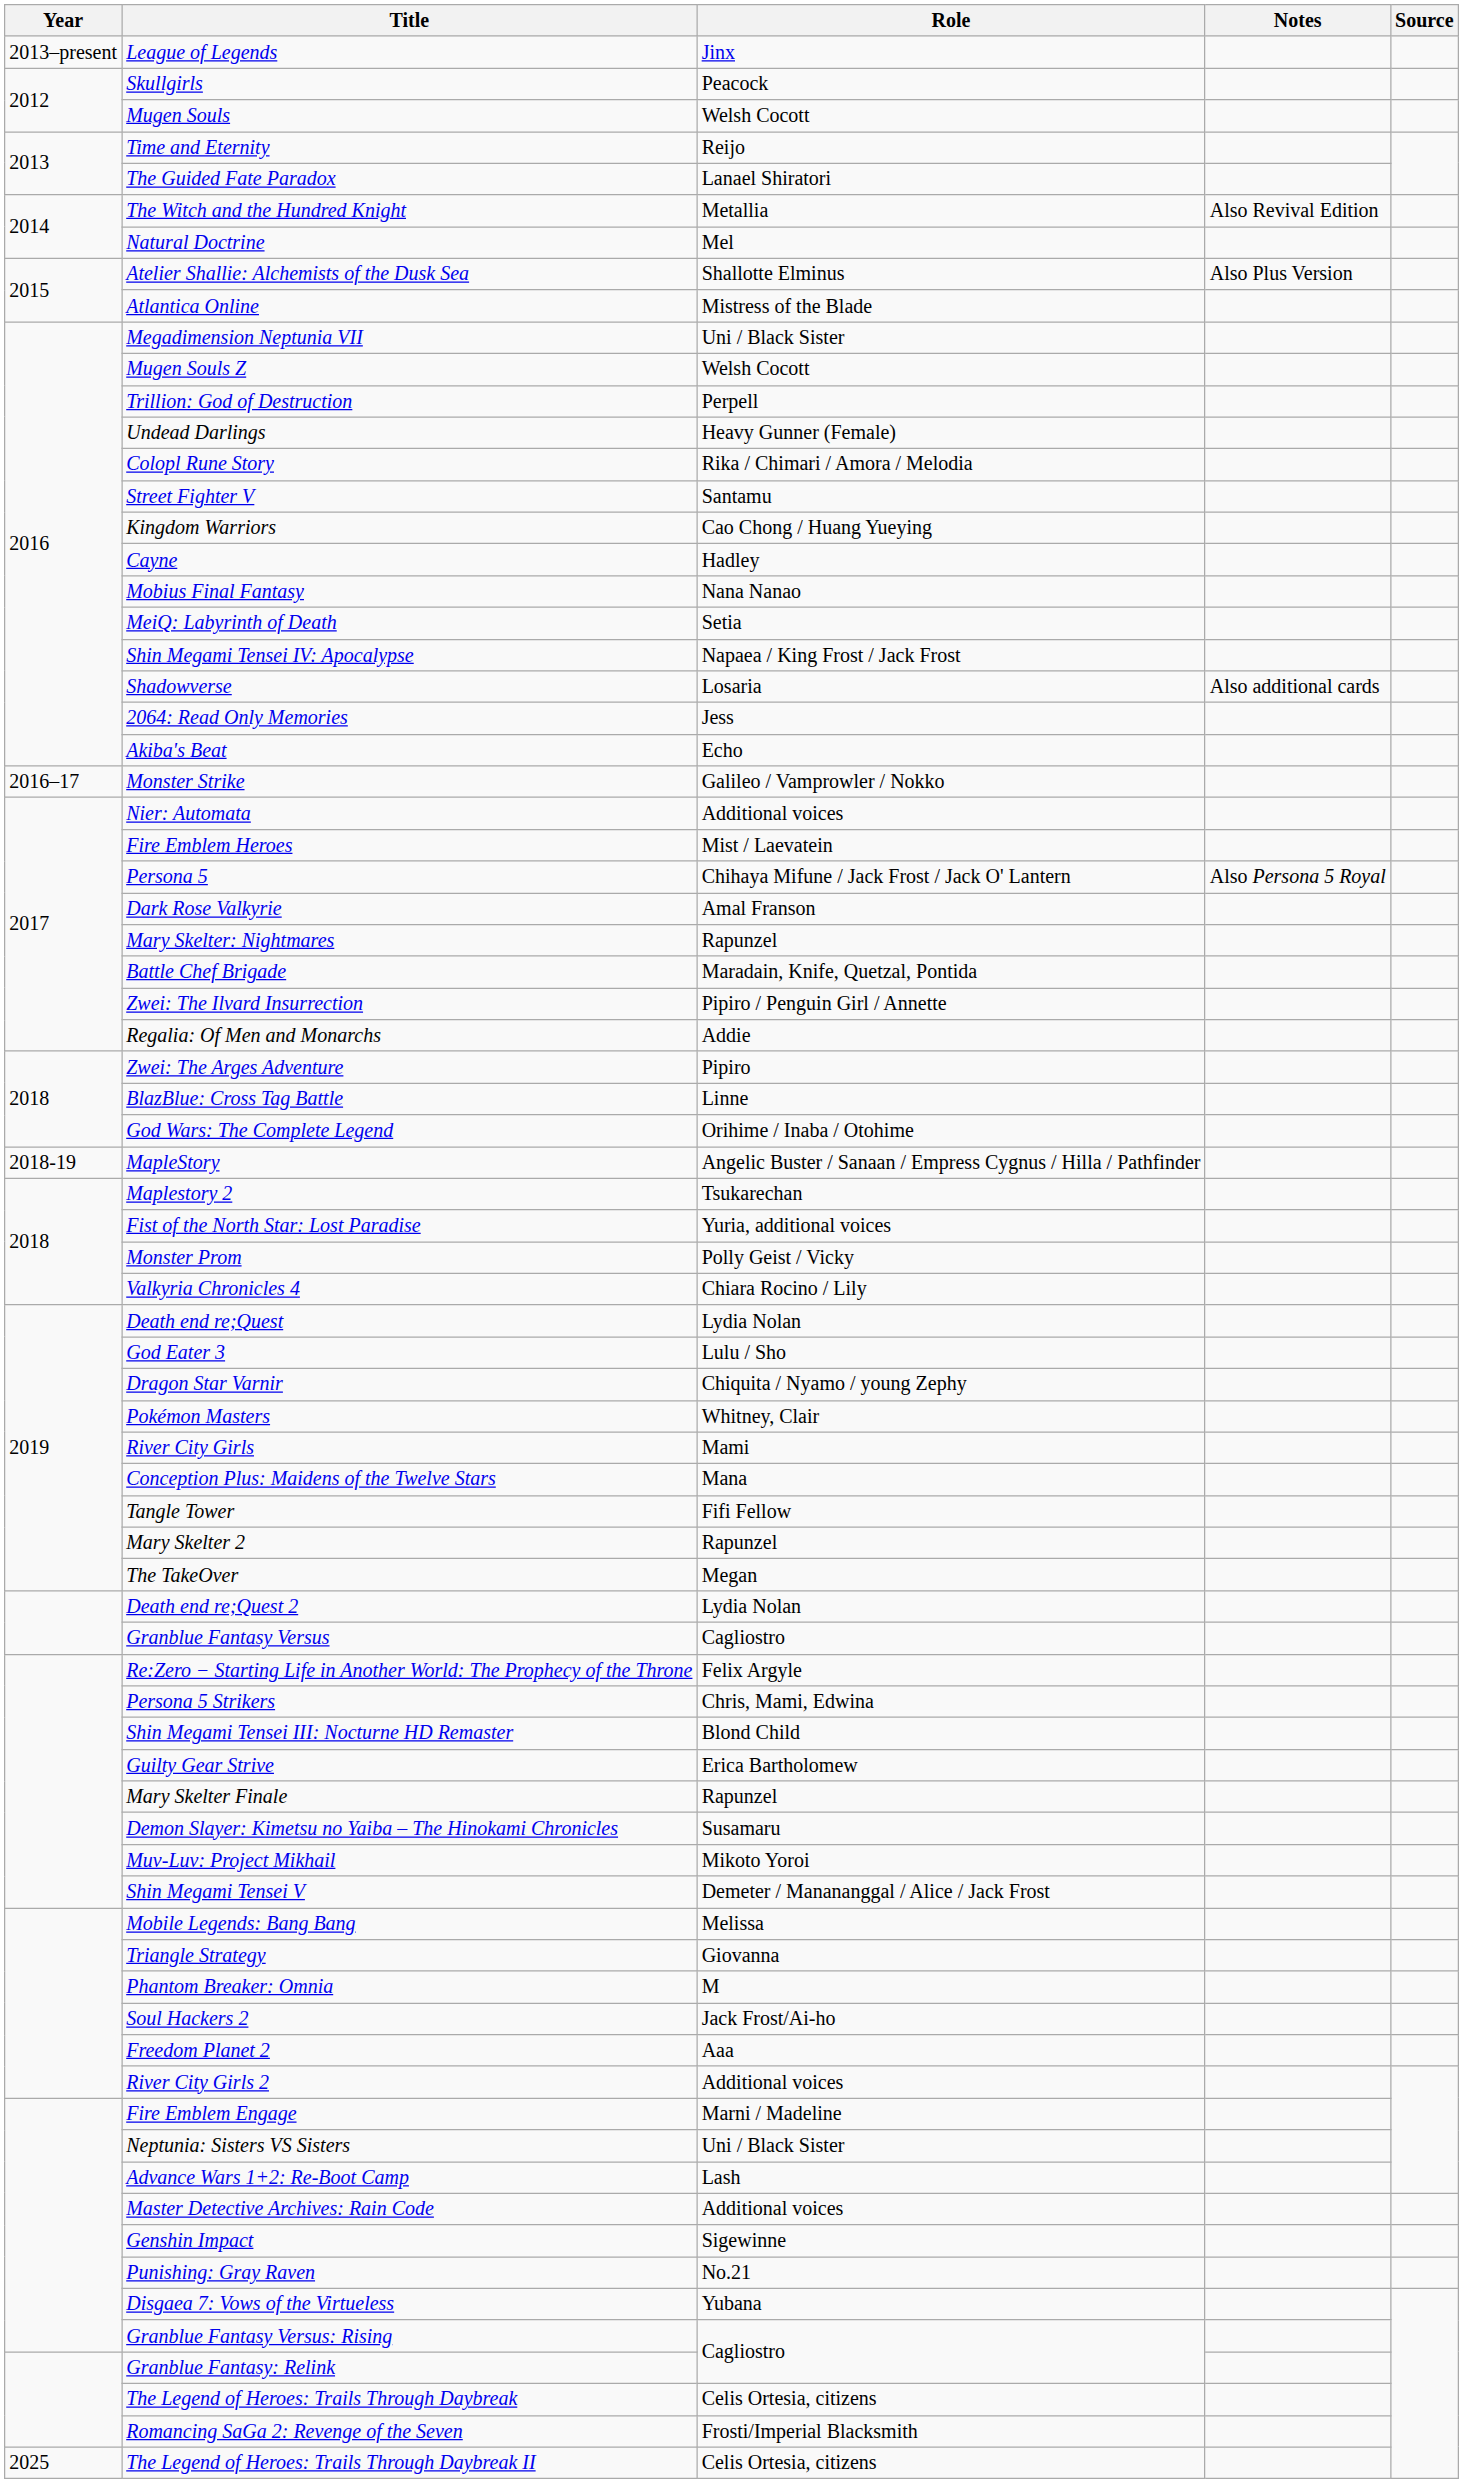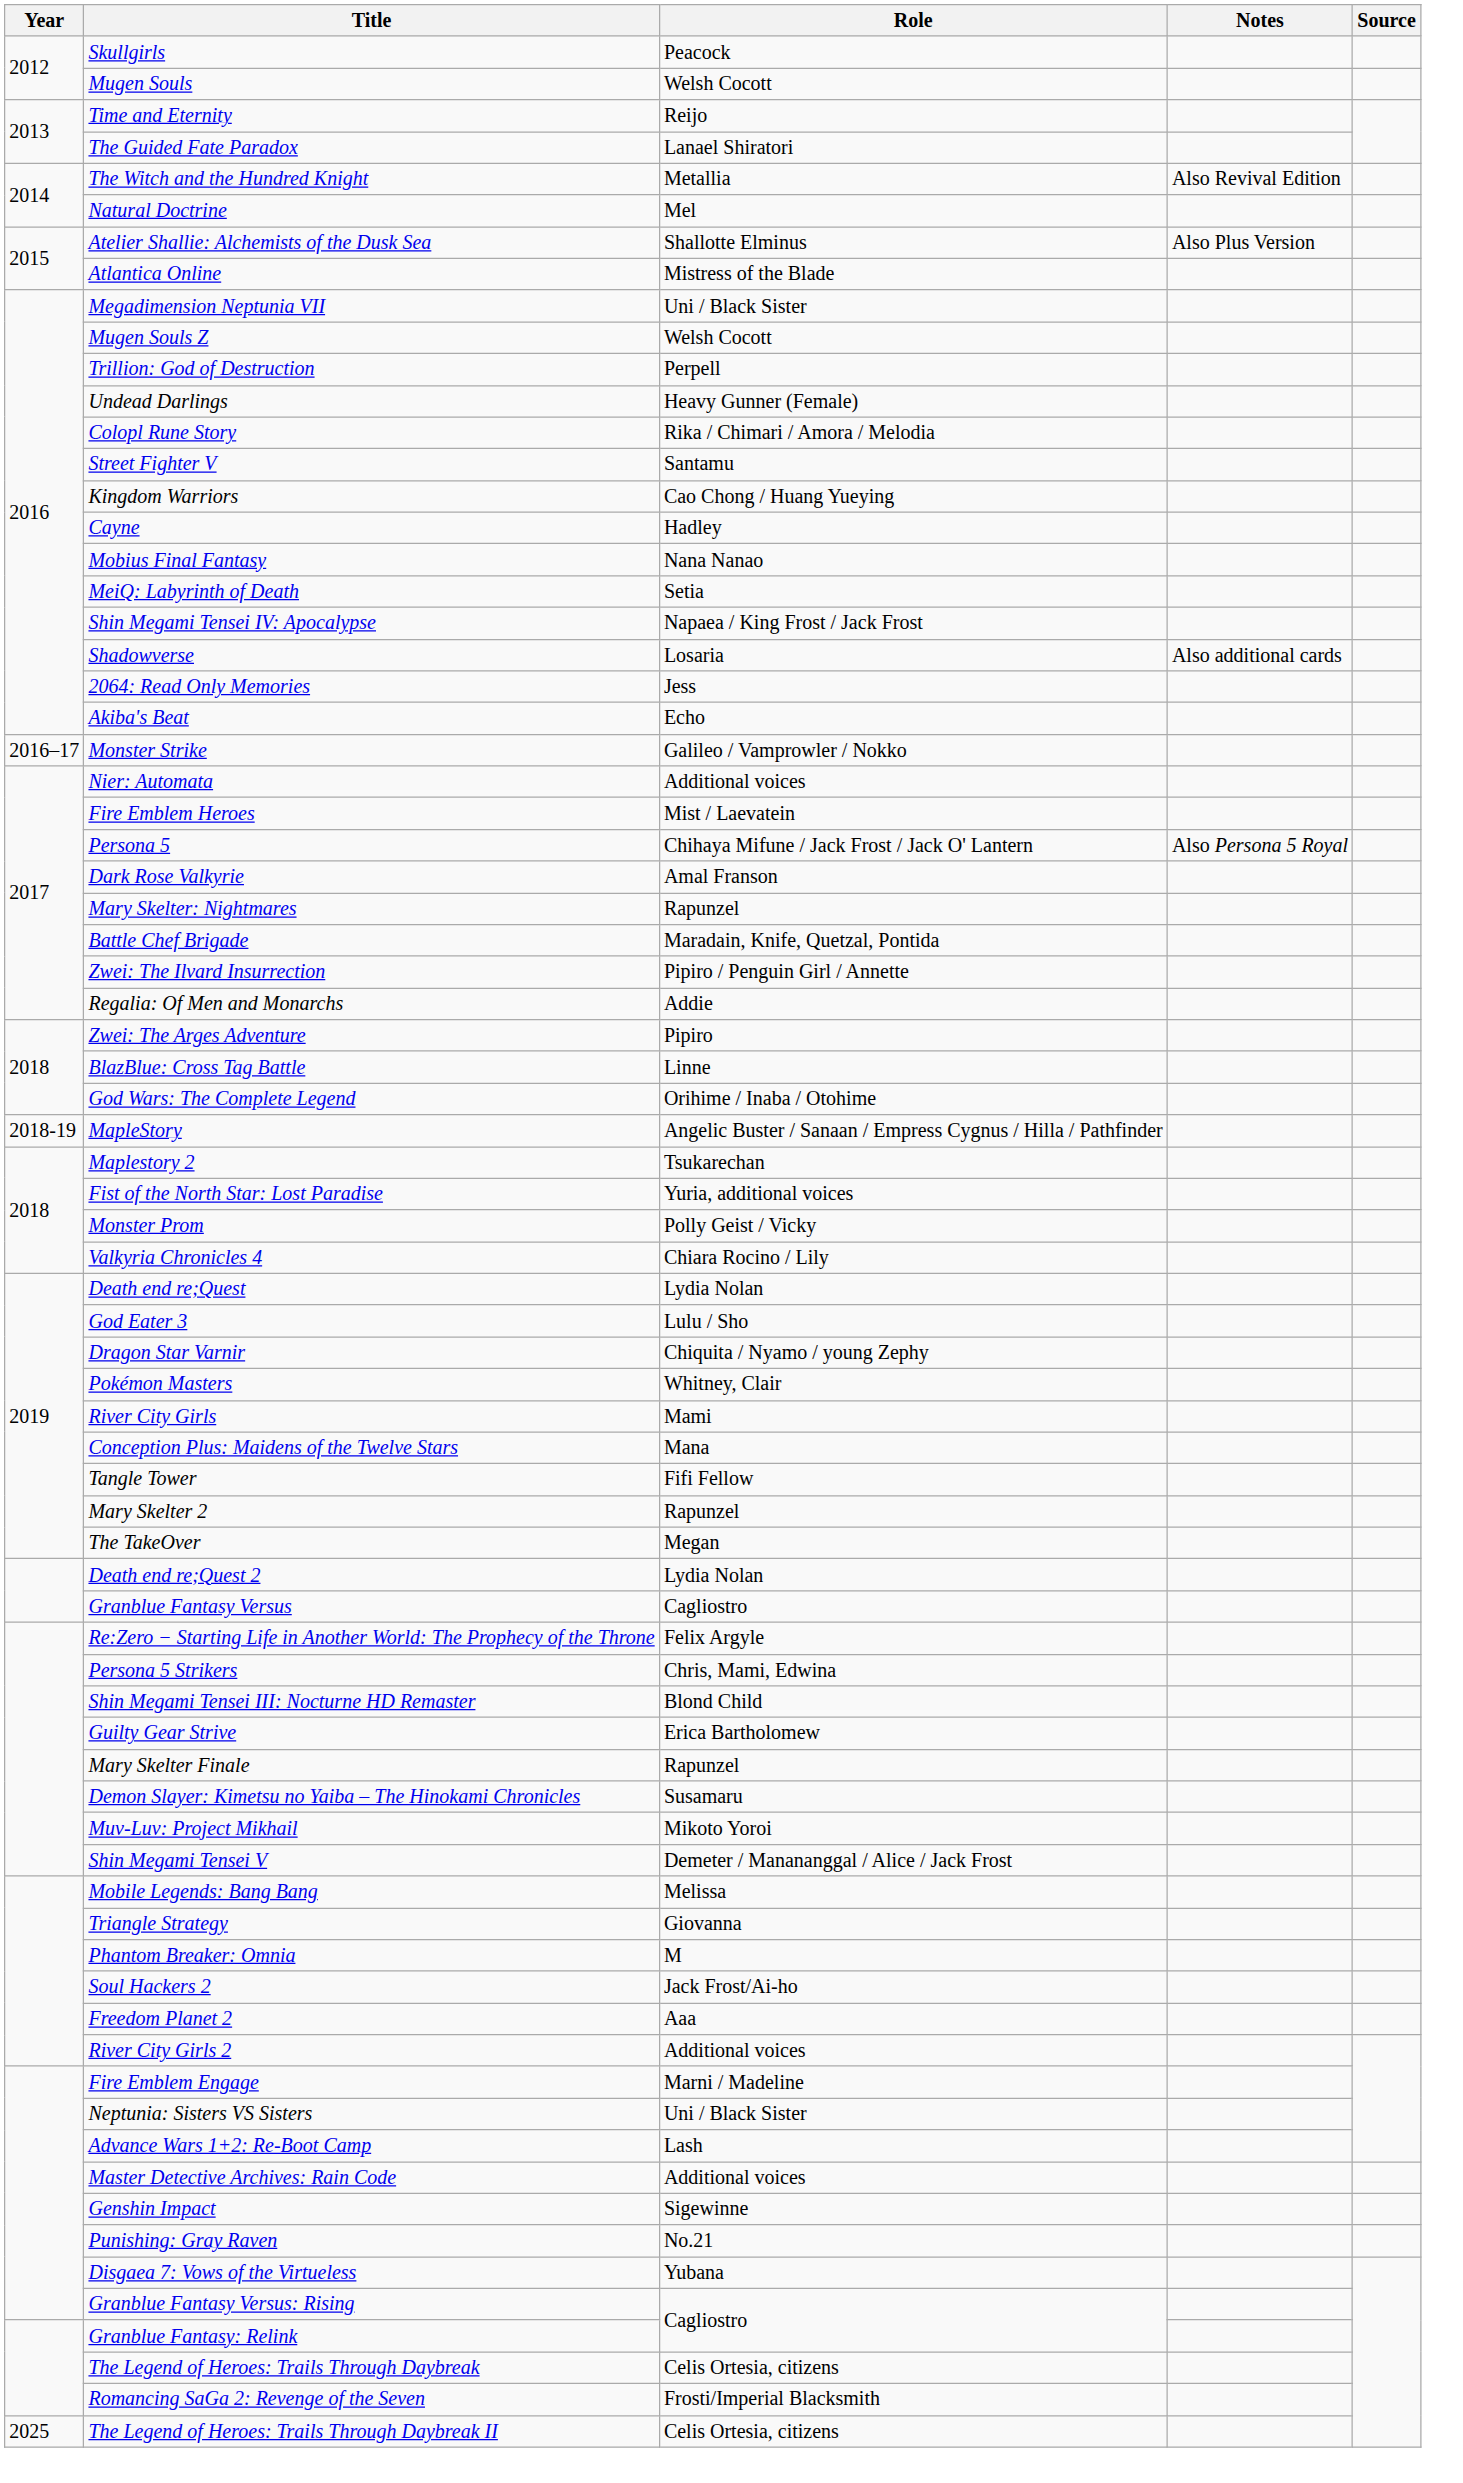- row: (202, 52)
